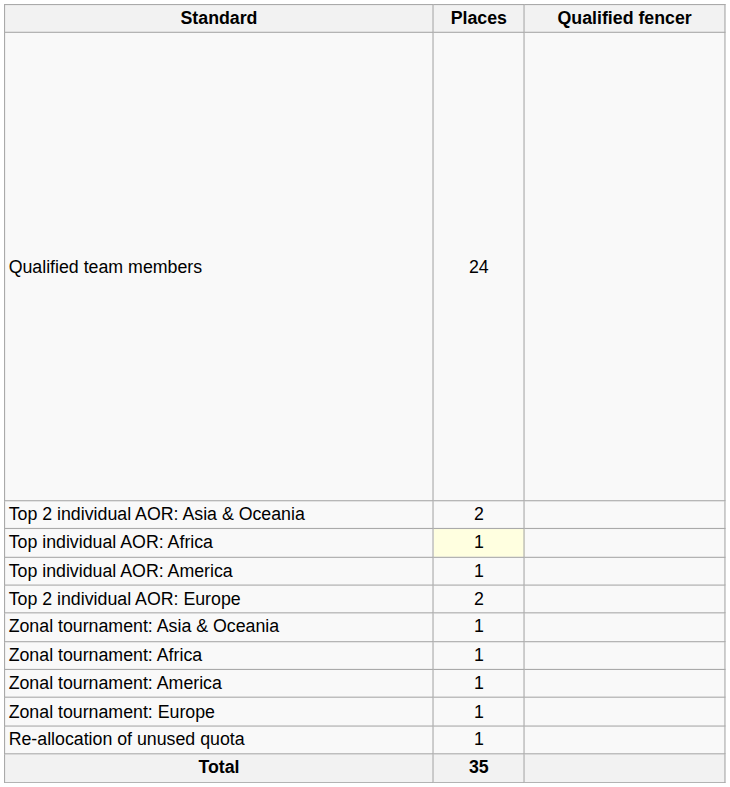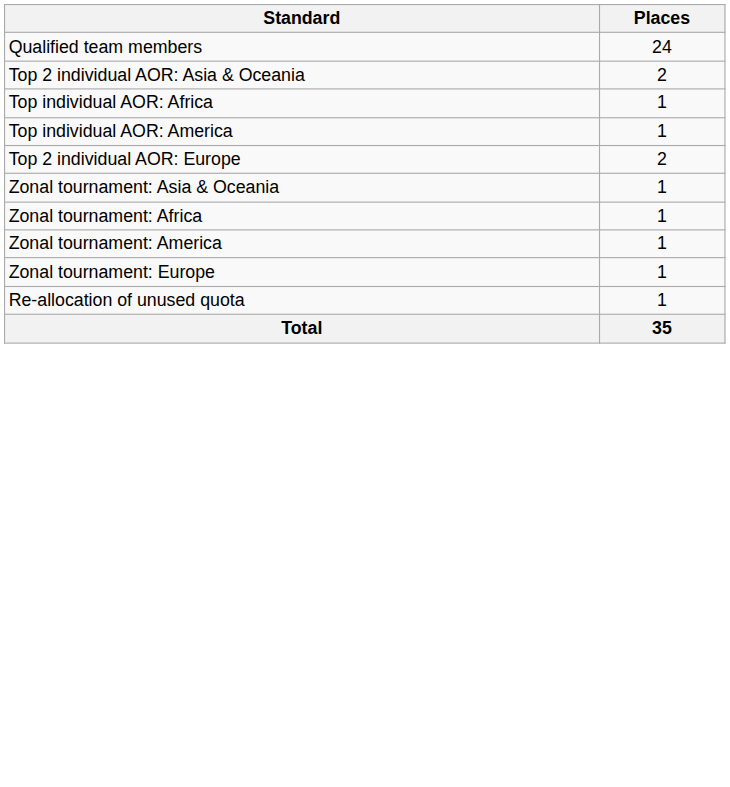- column: (625, 18)
(479, 542) lightyellow background -> (662, 103) no background
